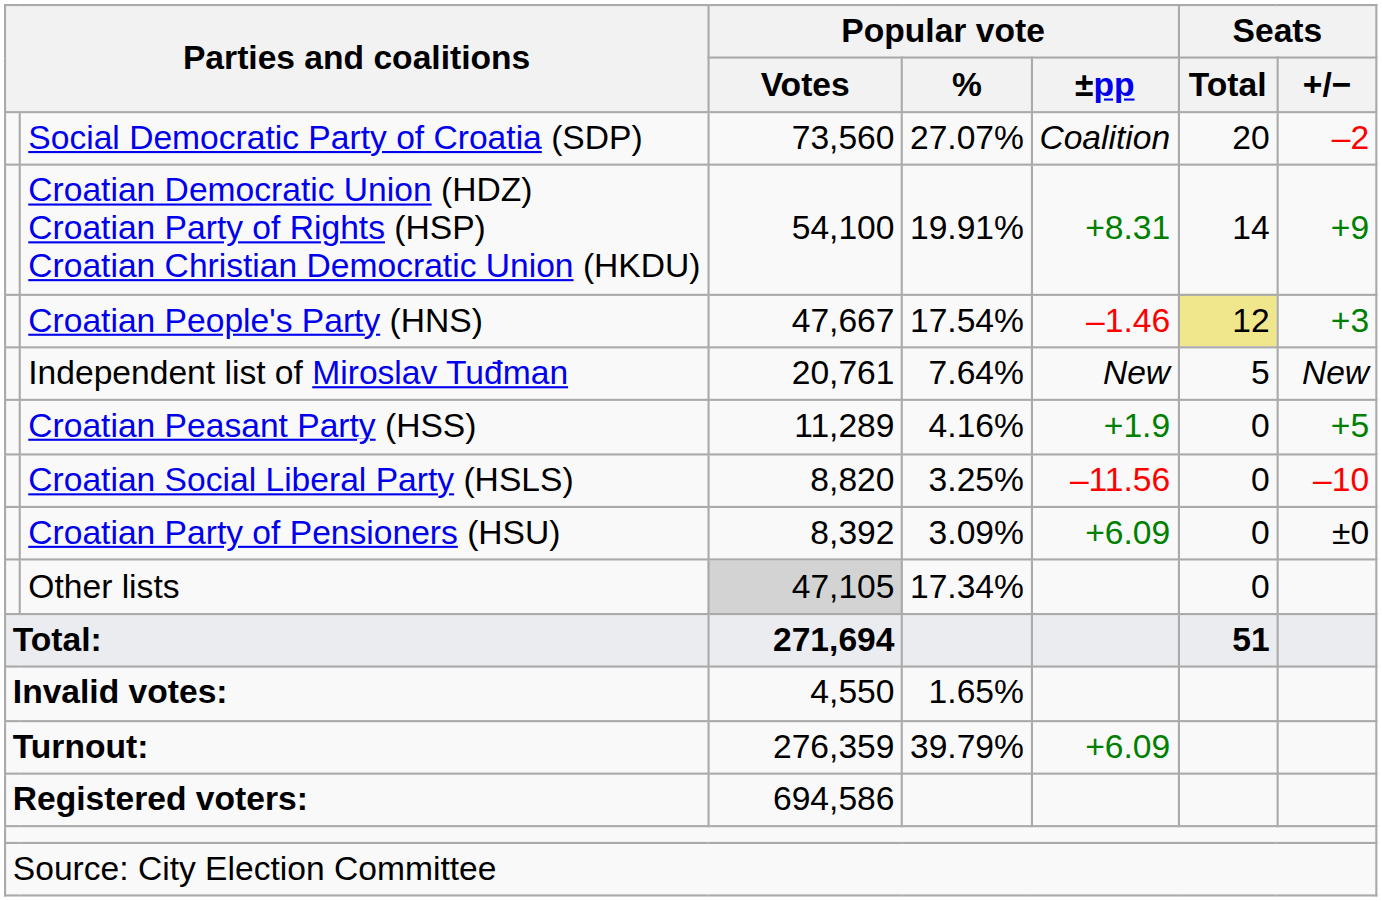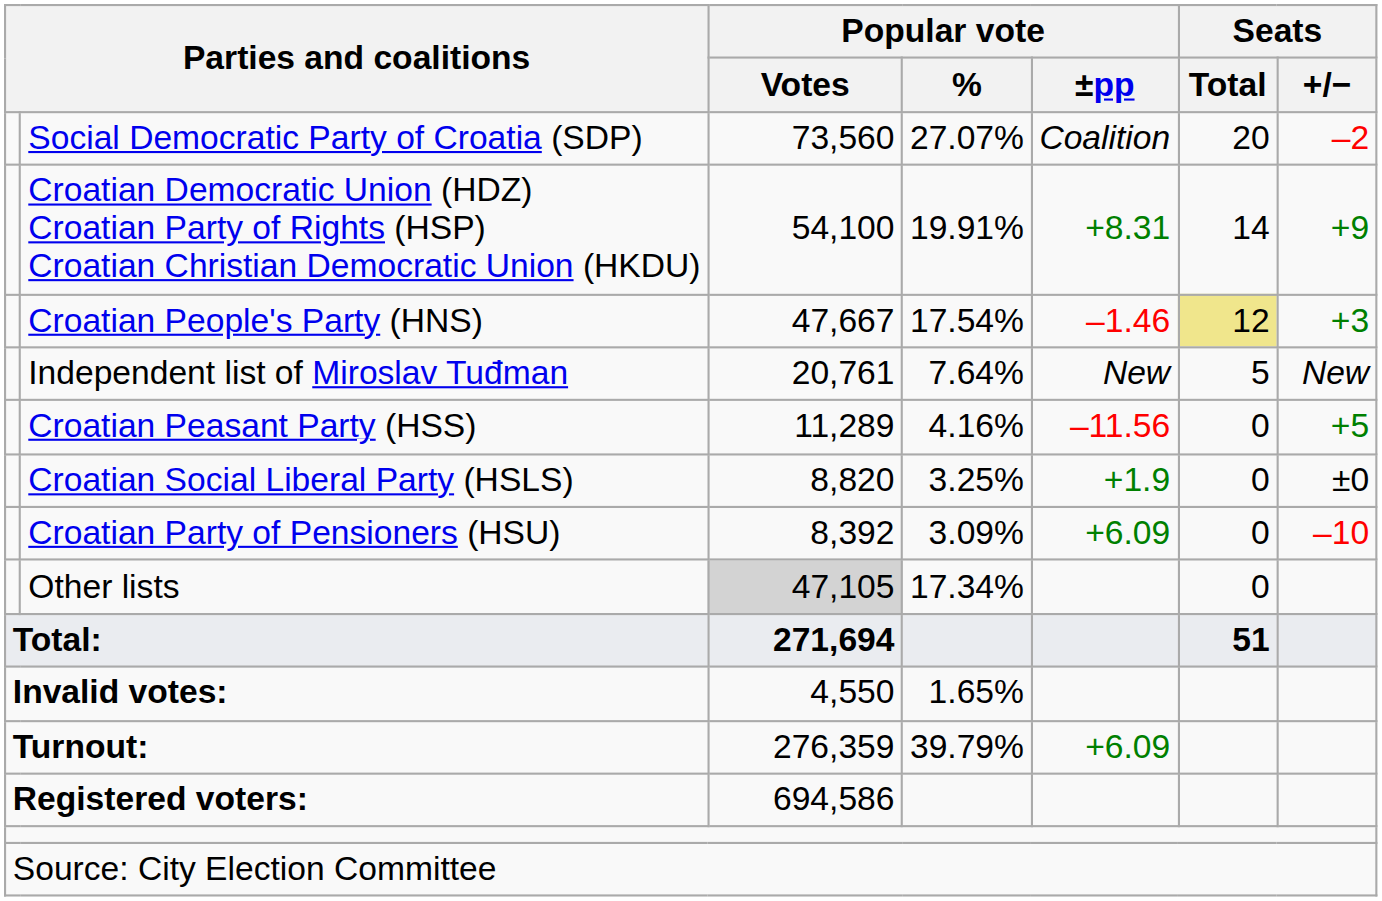(1137, 426) +1.9 -> (1120, 426) –11.56
(1120, 479) –11.56 -> (1137, 479) +1.9
(1341, 479) –10 -> (1351, 479) ±0
(1351, 533) ±0 -> (1341, 533) –10
